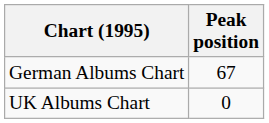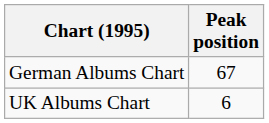(226, 103) 0 -> (226, 103) 6
